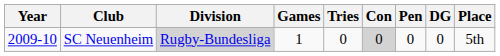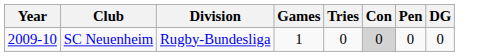- column: (475, 16)
(215, 39) lightgrey background -> (215, 39) no background
